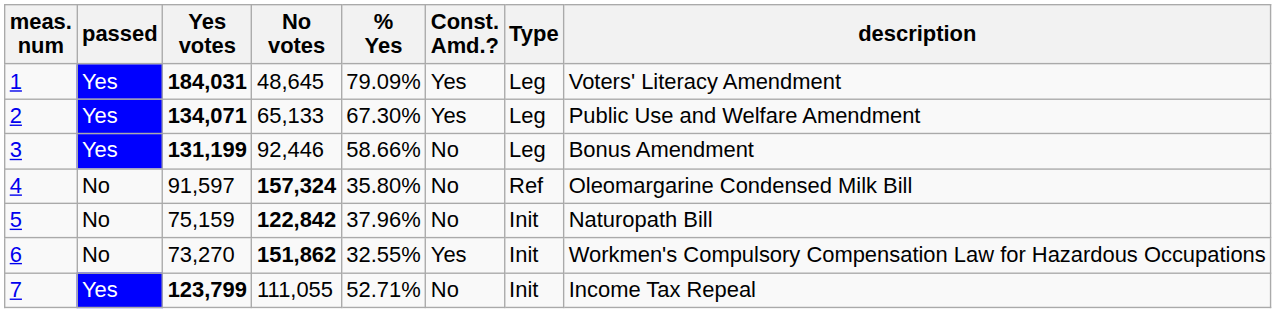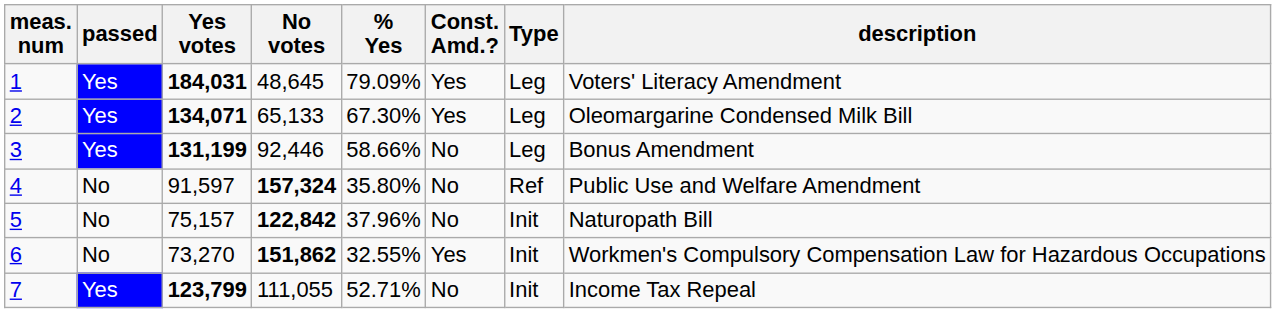(745, 116) Public Use and Welfare Amendment -> (741, 116) Oleomargarine Condensed Milk Bill
(741, 185) Oleomargarine Condensed Milk Bill -> (745, 185) Public Use and Welfare Amendment
(201, 220) 75,159 -> (201, 220) 75,157
